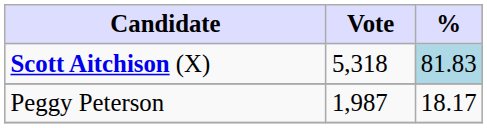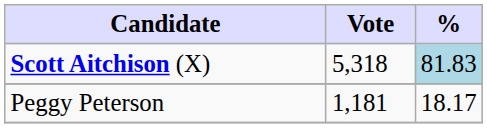(360, 102) 1,987 -> (360, 102) 1,181
